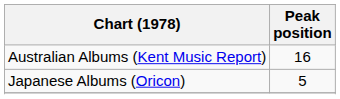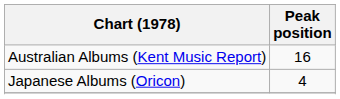(302, 81) 5 -> (302, 81) 4
